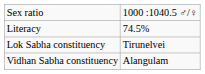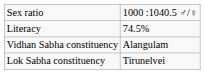rows swapped: (56, 45) <-> (62, 61)
